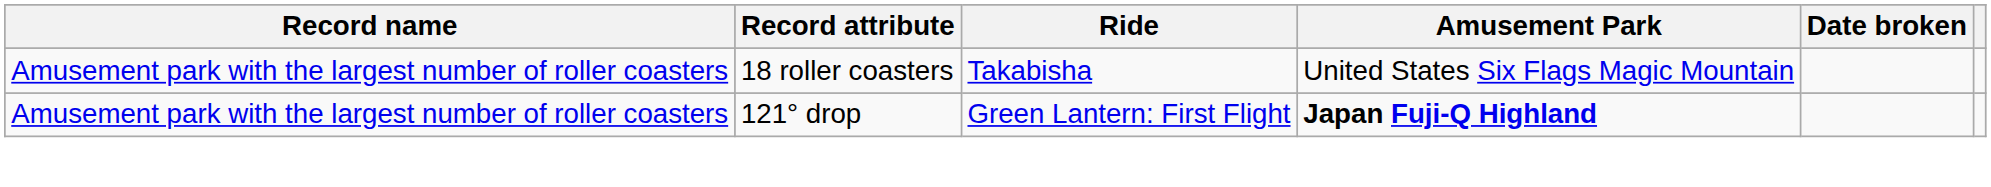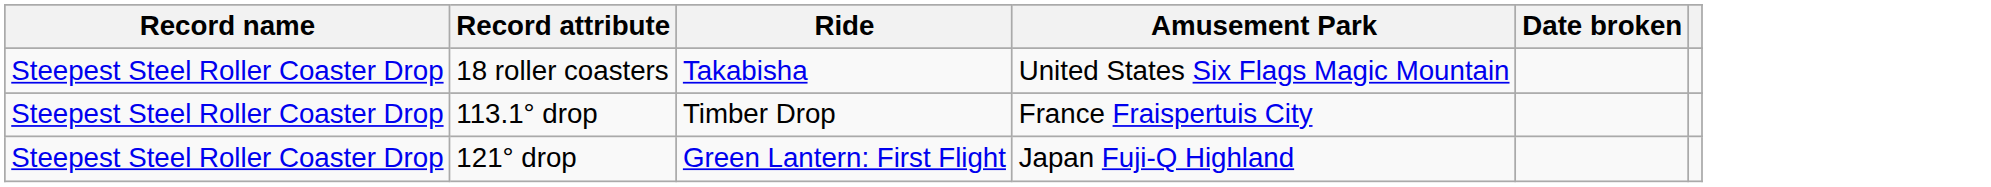(370, 70) Amusement park with the largest number of roller coasters -> (227, 70) Steepest Steel Roller Coaster Drop
+ row: (527, 114)
(370, 114) Amusement park with the largest number of roller coasters -> (227, 158) Steepest Steel Roller Coaster Drop
(1450, 114) bold -> (1156, 158) normal
